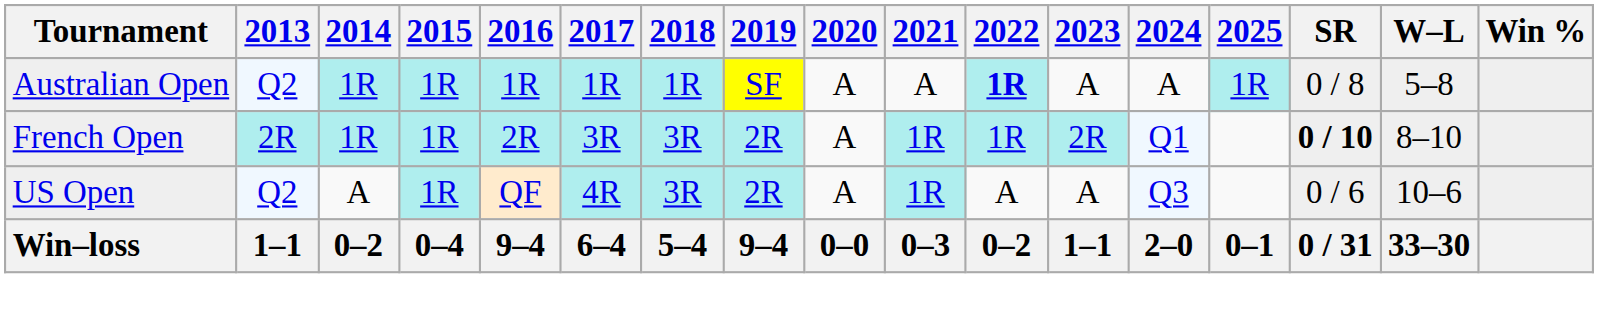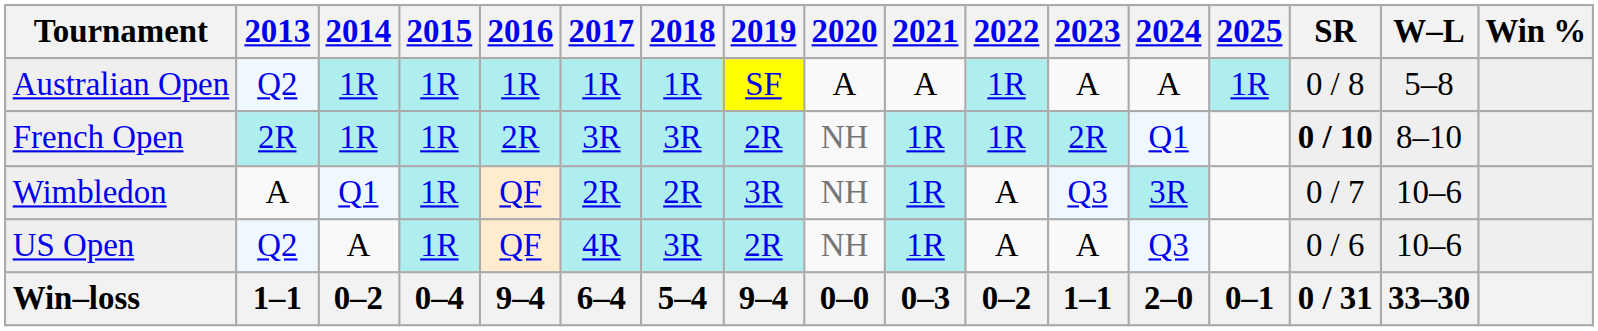(1007, 84) bold -> (1007, 84) normal
(844, 137) A -> (844, 137) NH
+ row: (90, 190)
(844, 190) A -> (844, 244) NH
